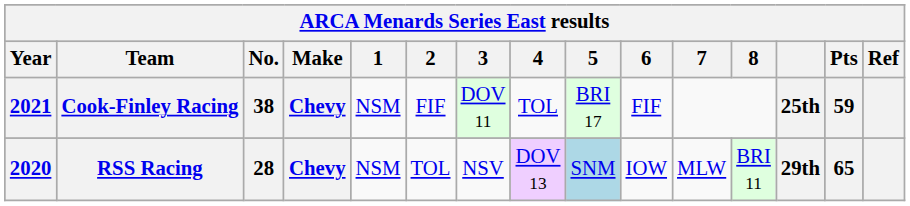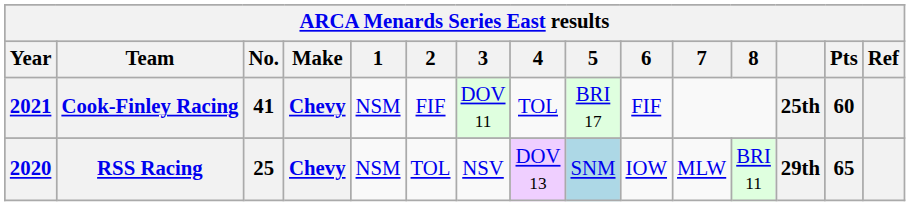(264, 107) 38 -> (264, 107) 41
(844, 107) 59 -> (844, 107) 60
(264, 169) 28 -> (264, 169) 25
